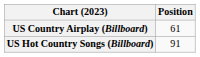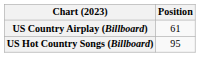(175, 44) 91 -> (175, 44) 95
